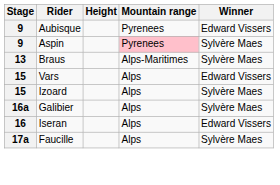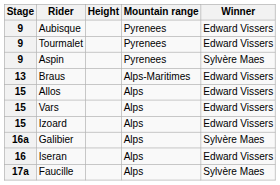+ row: (61, 44)
(143, 44) pink background -> (145, 60) no background
(232, 60) Sylvère Maes -> (238, 76) Edward Vissers
+ row: (50, 92)
(232, 92) Sylvère Maes -> (238, 124) Edward Vissers
